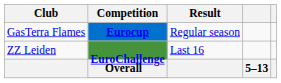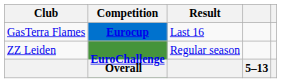(205, 31) Regular season -> (187, 31) Last 16
(187, 50) Last 16 -> (205, 50) Regular season
